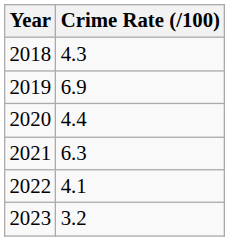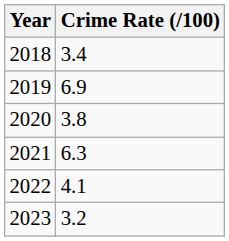(74, 53) 4.3 -> (74, 53) 3.4
(74, 119) 4.4 -> (74, 119) 3.8
